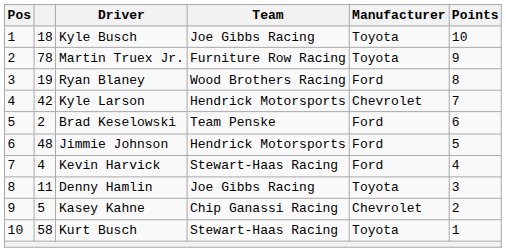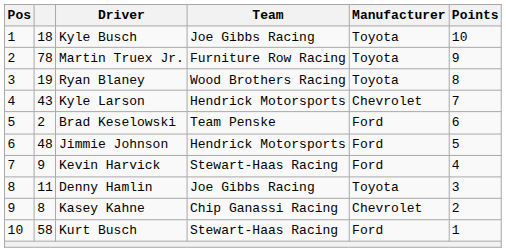(368, 80) Ford -> (375, 80) Toyota
(45, 101) 42 -> (45, 101) 43
(41, 166) 4 -> (41, 166) 9
(41, 209) 5 -> (41, 209) 8
(375, 230) Toyota -> (368, 230) Ford
